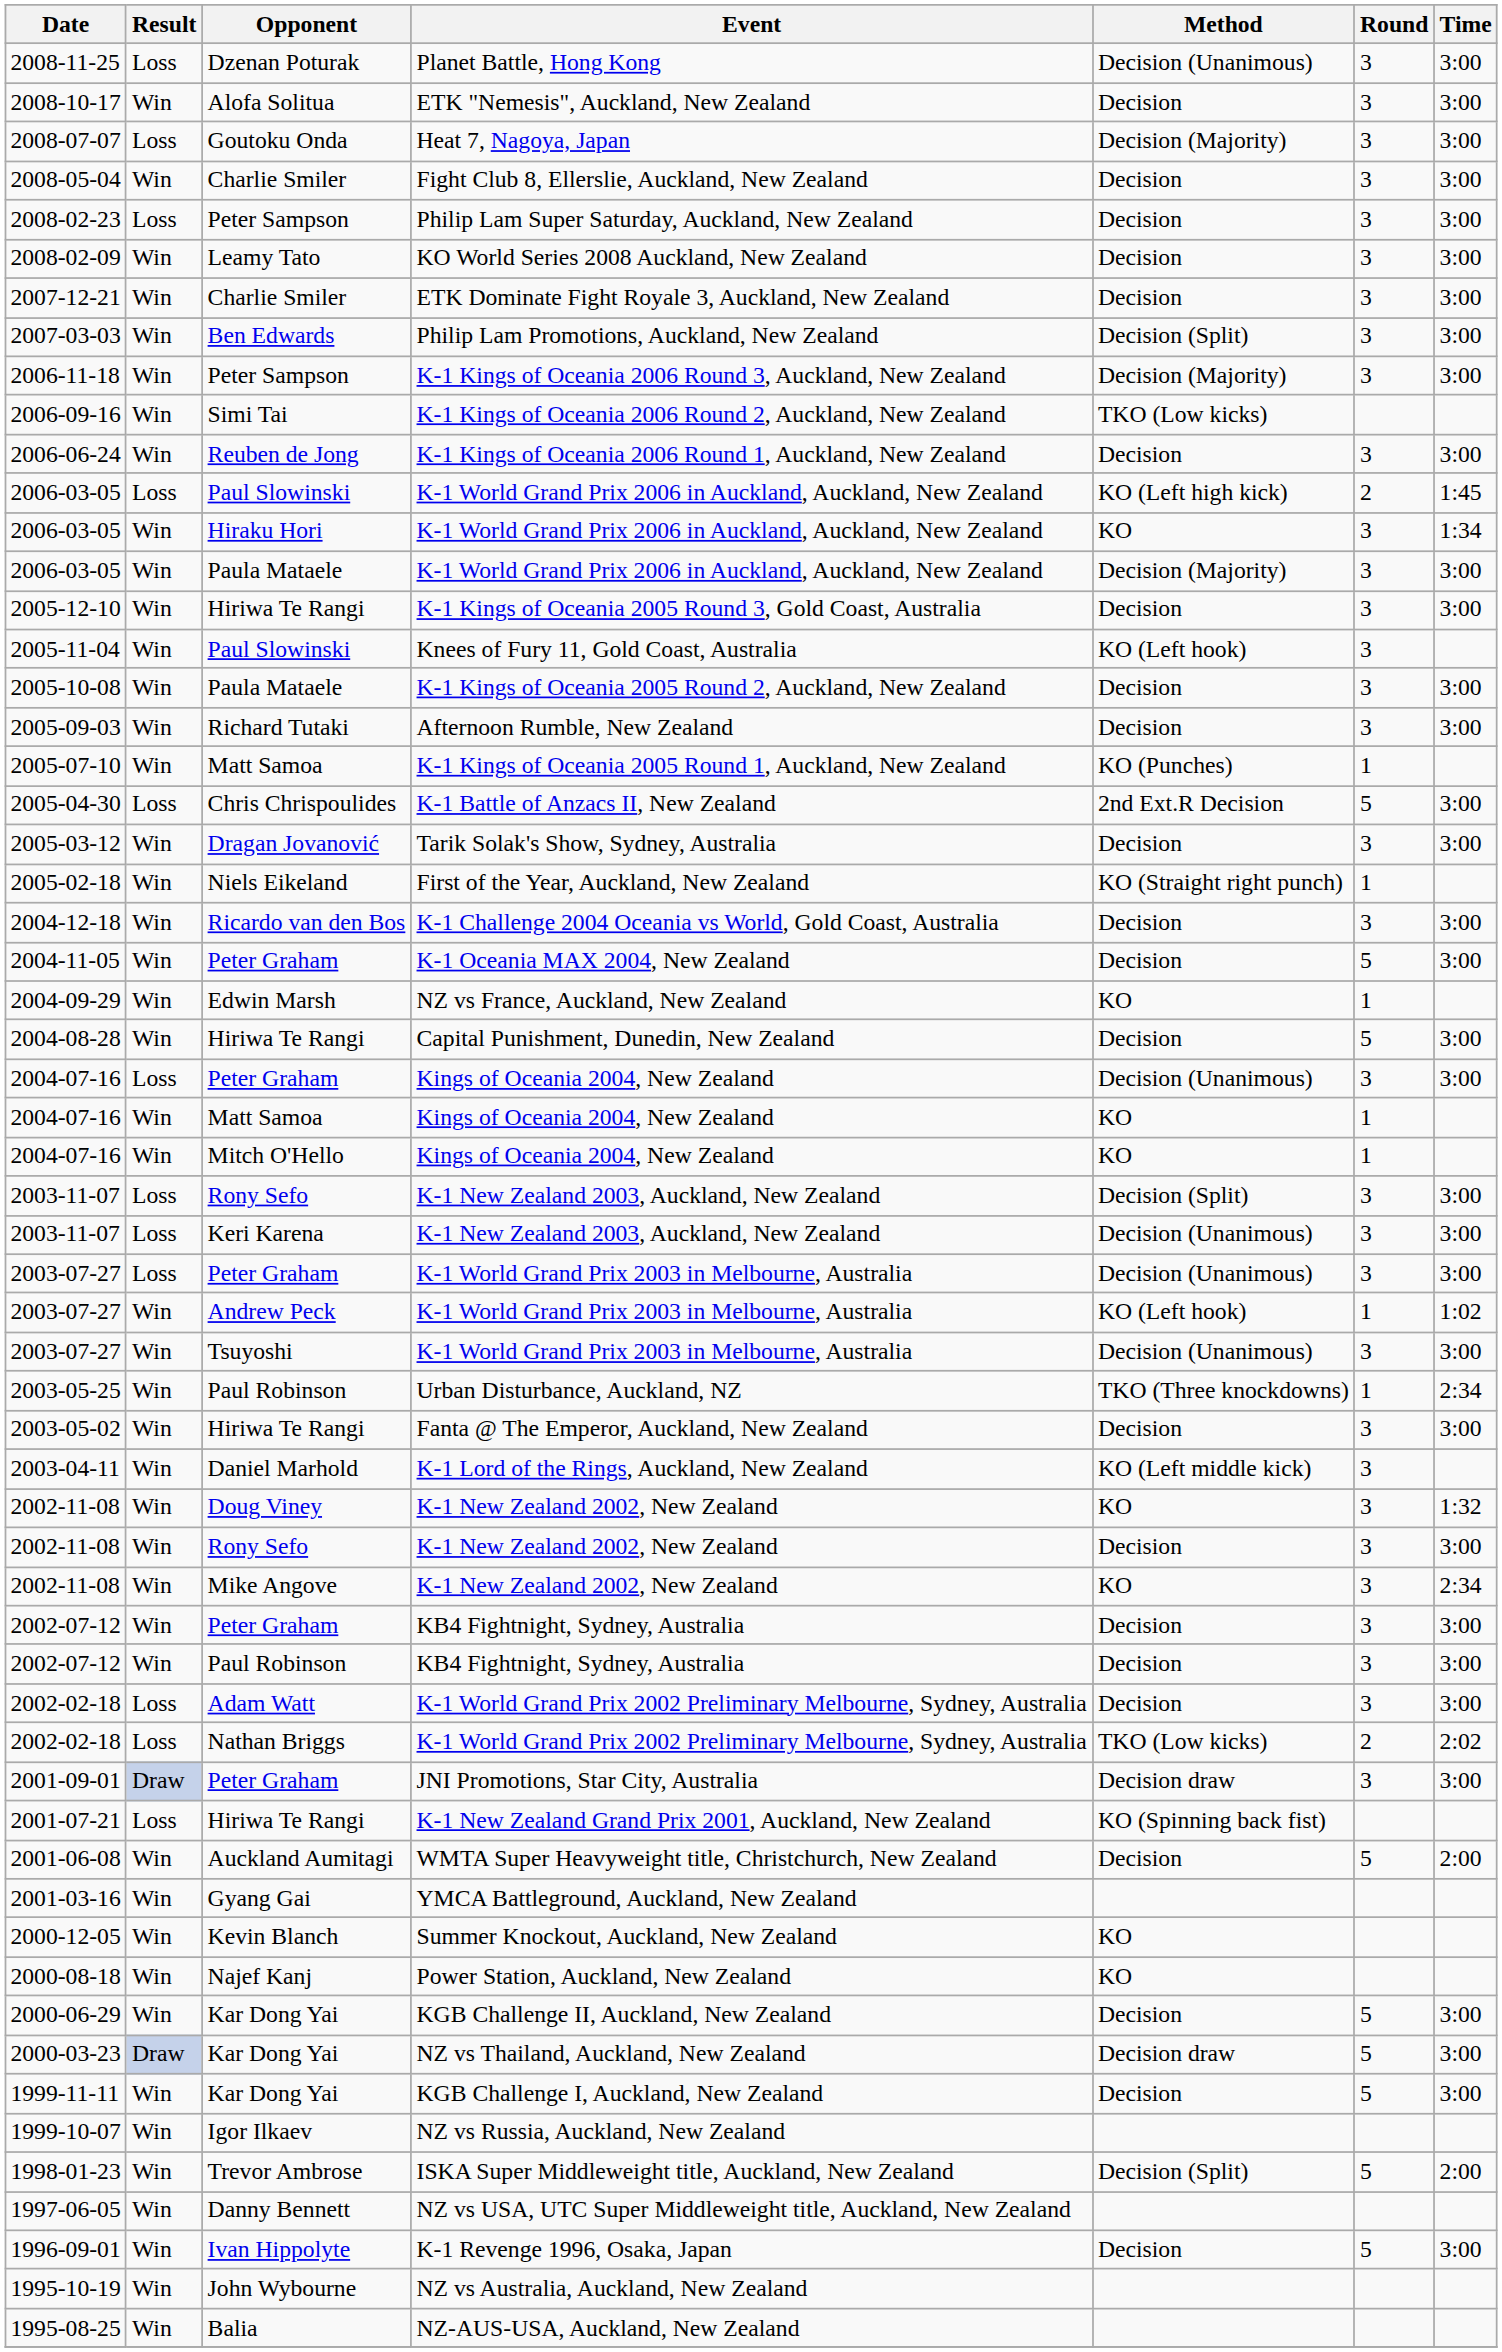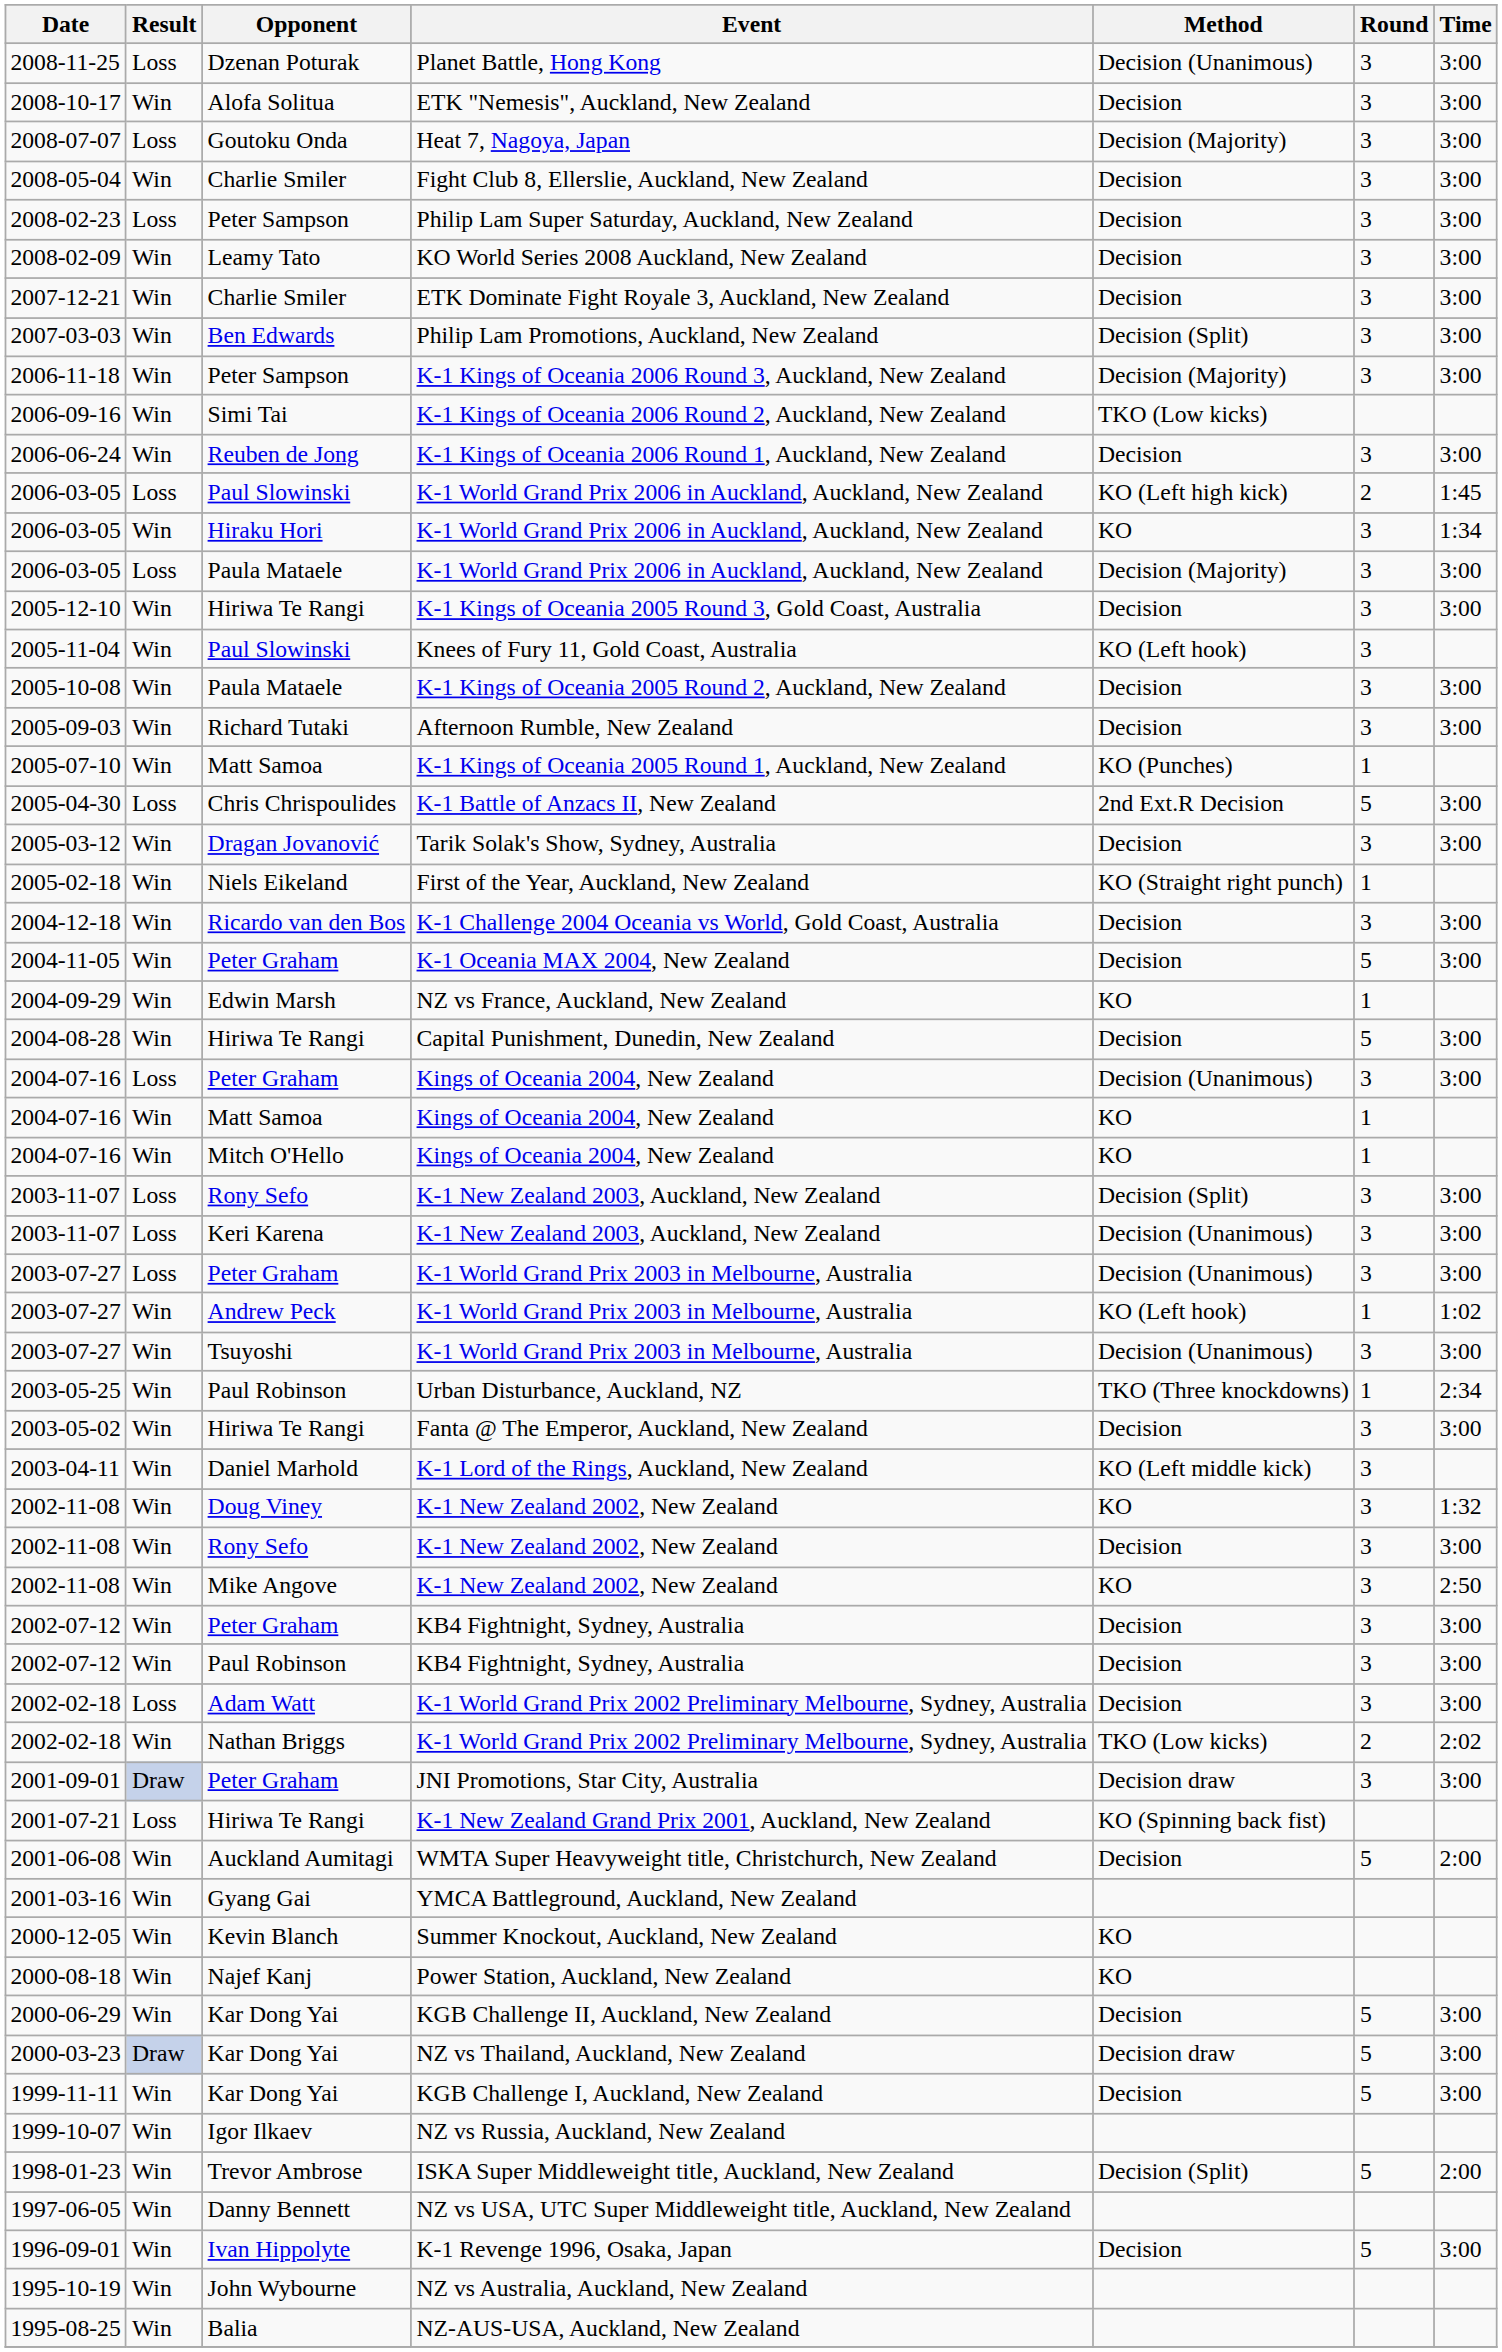(152, 570) Win -> (154, 570) Loss
(1461, 1585) 2:34 -> (1461, 1585) 2:50
(154, 1741) Loss -> (152, 1741) Win
